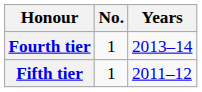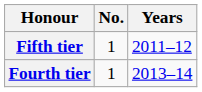rows swapped: (50, 45) <-> (50, 73)
